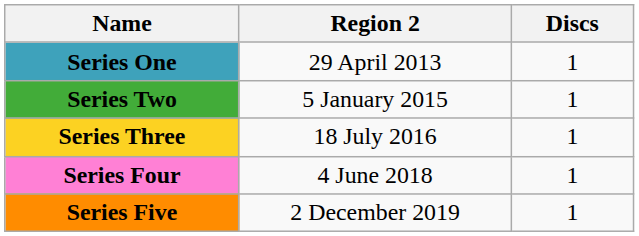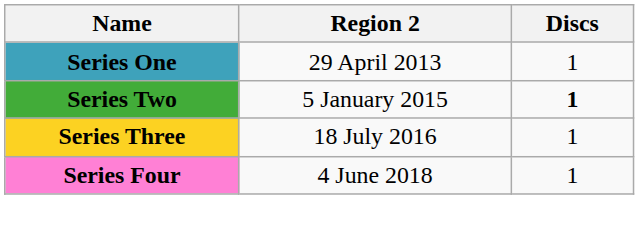(572, 99) normal -> (572, 99) bold
- row: (122, 212)
